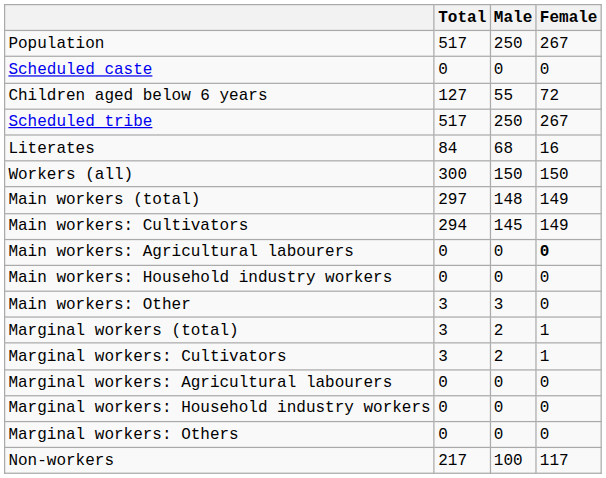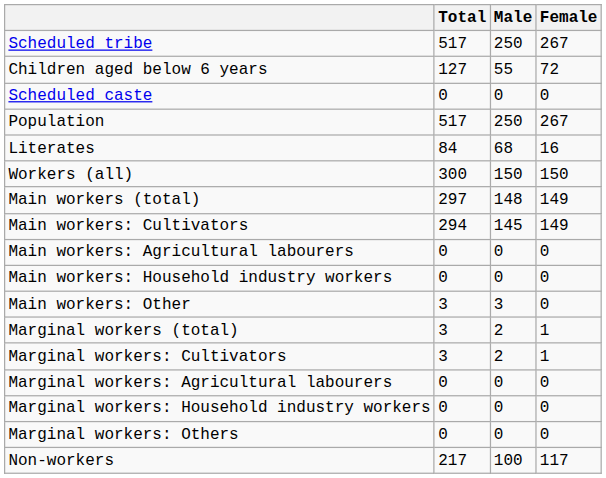rows swapped: (56, 44) <-> (80, 122)
rows swapped: (138, 96) <-> (80, 70)
(545, 252) bold -> (545, 252) normal
